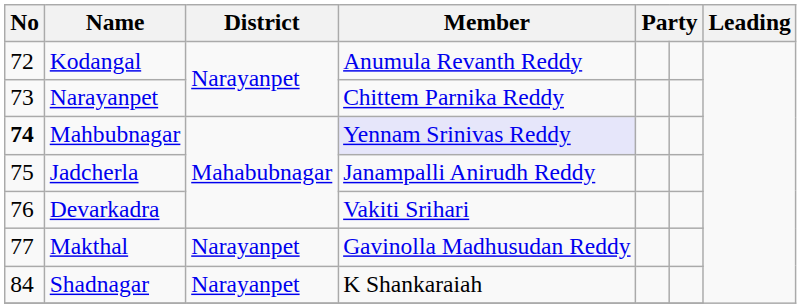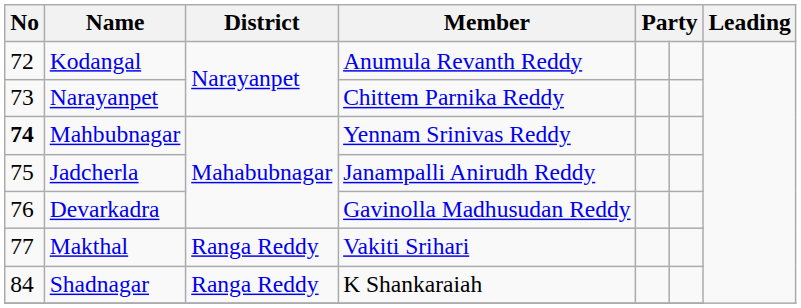(457, 135) lavender background -> (457, 135) no background
(406, 209) Vakiti Srihari -> (487, 209) Gavinolla Madhusudan Reddy
(245, 246) Narayanpet -> (255, 246) Ranga Reddy
(487, 246) Gavinolla Madhusudan Reddy -> (406, 246) Vakiti Srihari
(245, 284) Narayanpet -> (255, 284) Ranga Reddy
